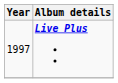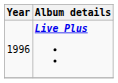(18, 49) 1997 -> (18, 49) 1996
